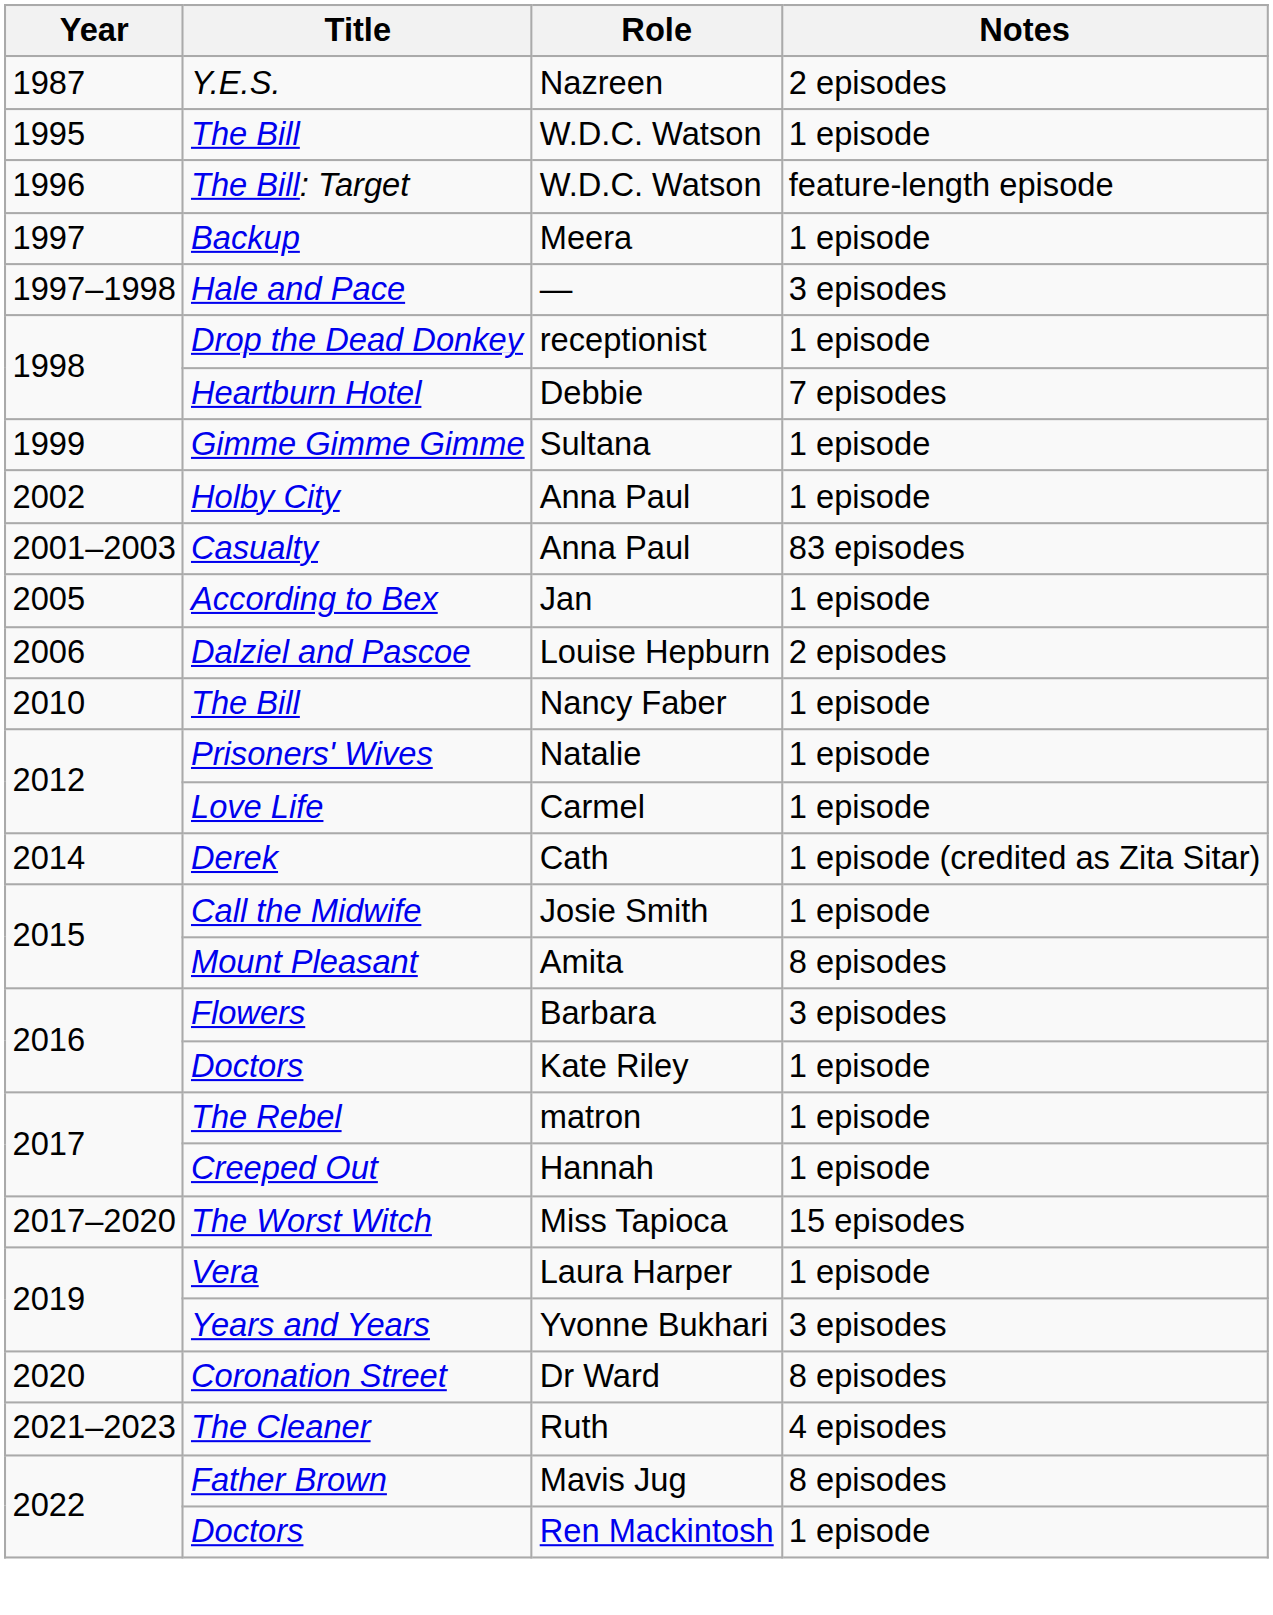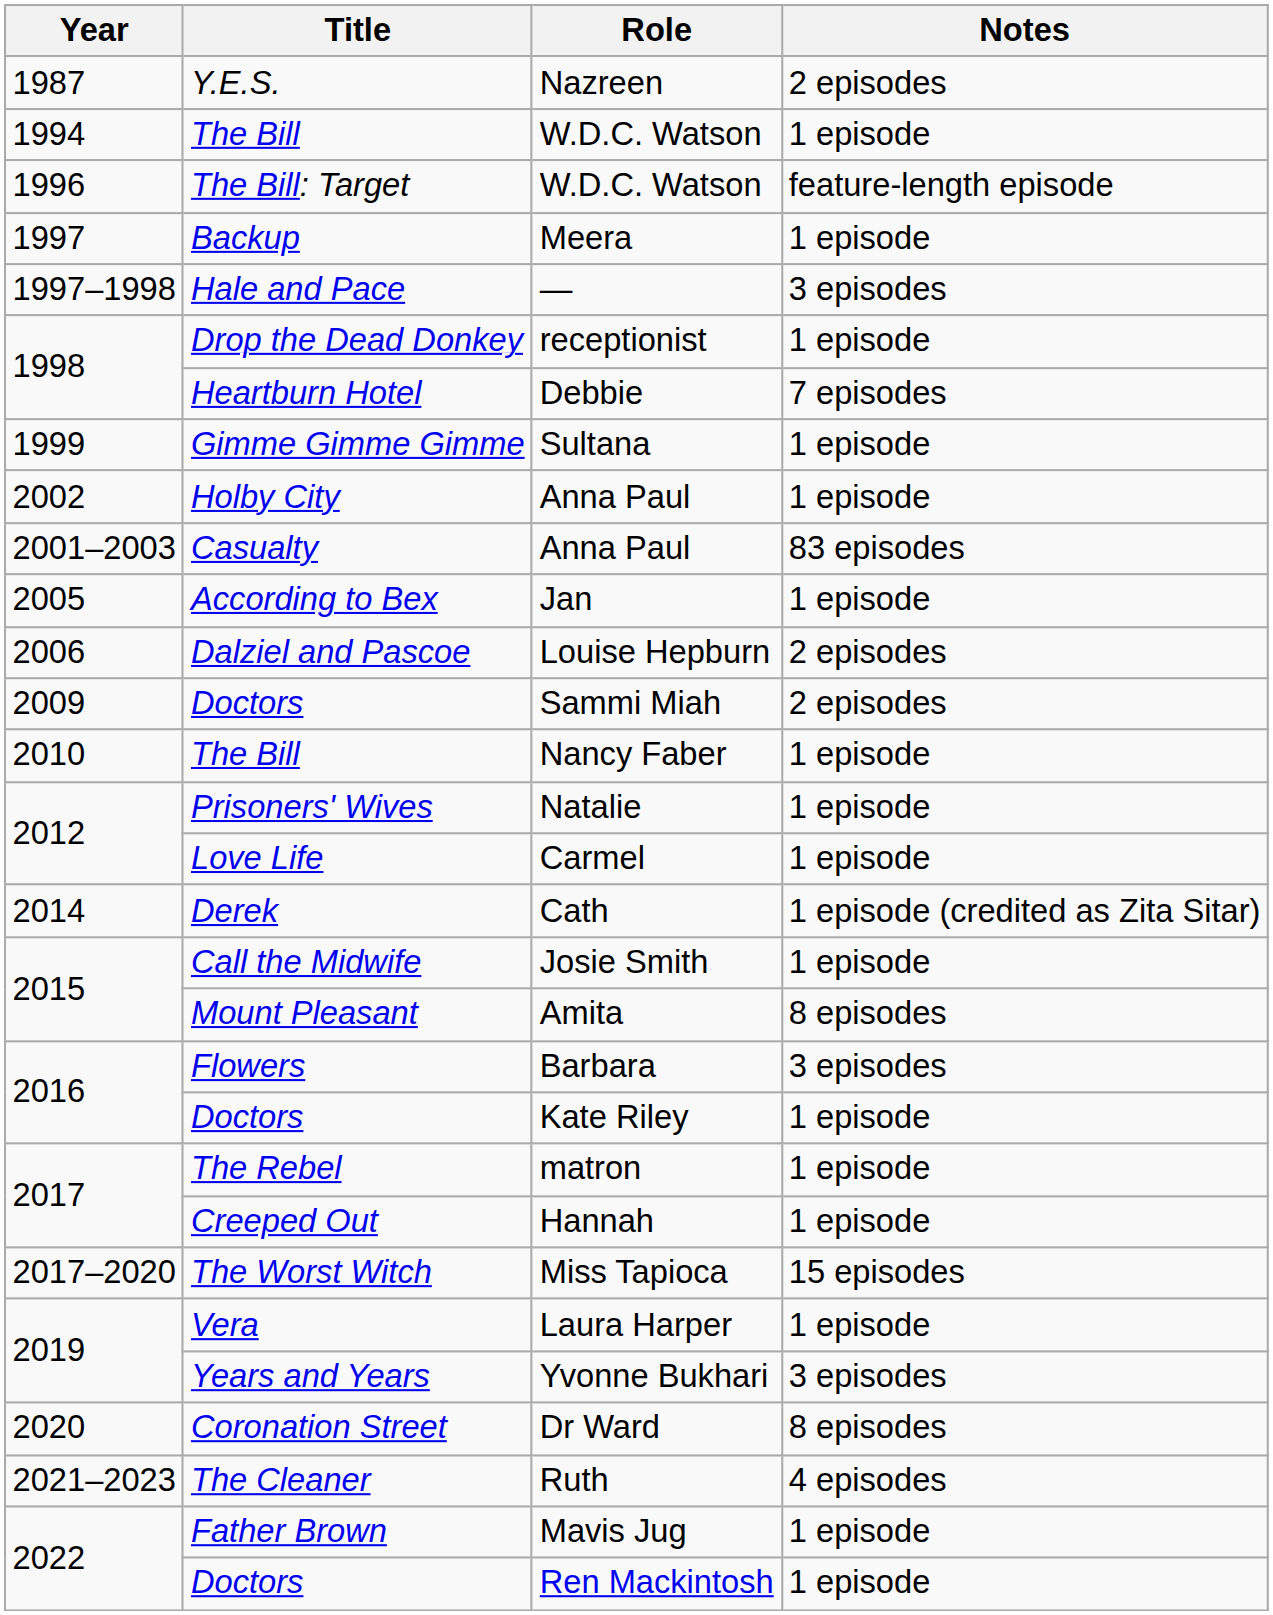(49, 133) 1995 -> (49, 133) 1994
+ row: (247, 703)
(868, 1479) 8 episodes -> (860, 1531) 1 episode
